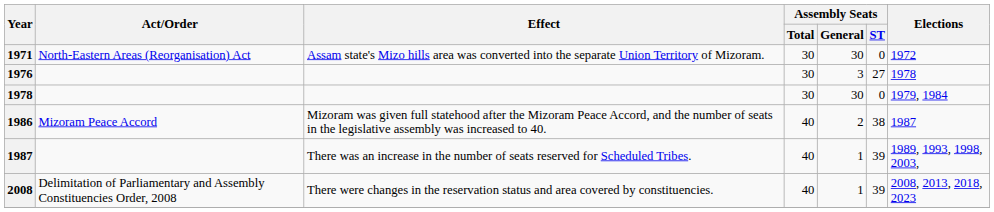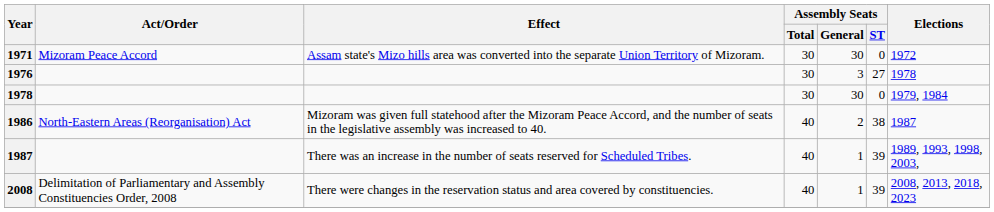(144, 54) North-Eastern Areas (Reorganisation) Act -> (98, 54) Mizoram Peace Accord
(98, 121) Mizoram Peace Accord -> (144, 121) North-Eastern Areas (Reorganisation) Act
